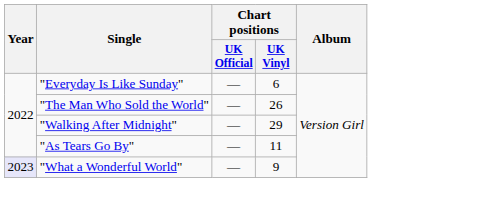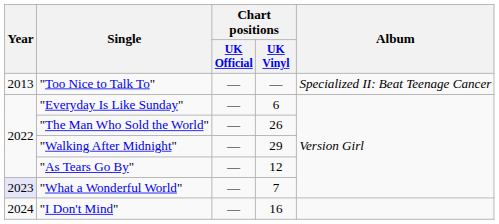+ row: (97, 83)
(276, 146) 11 -> (276, 167) 12
(276, 167) 9 -> (276, 187) 7
+ row: (79, 208)
